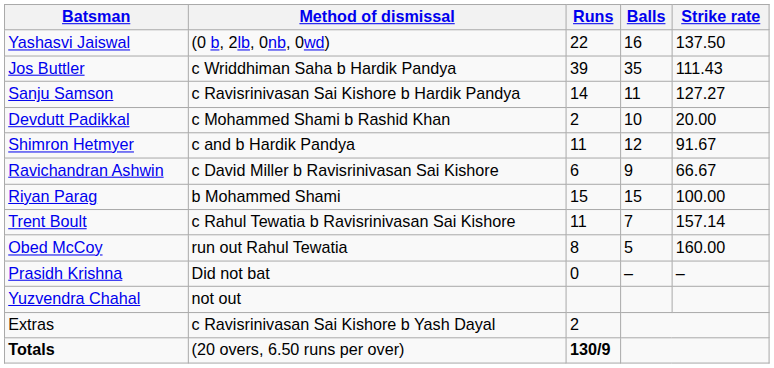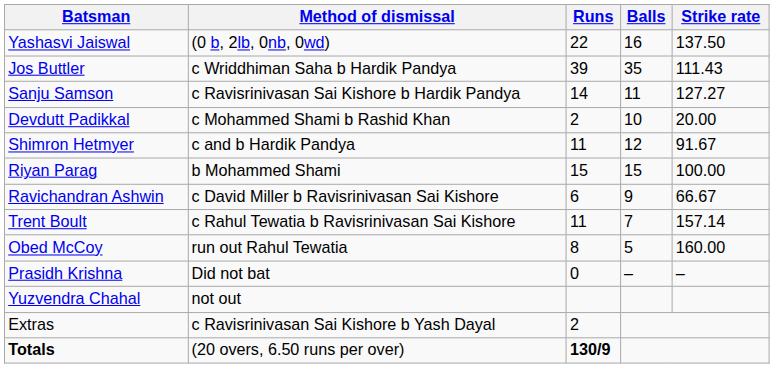rows swapped: (86, 171) <-> (53, 196)
